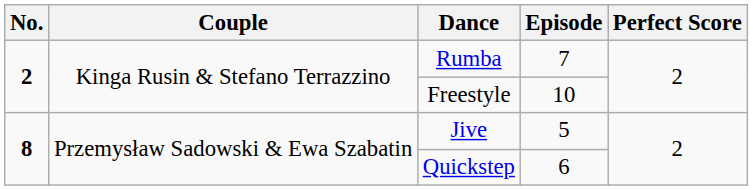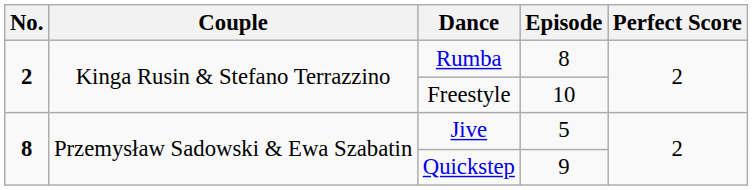(564, 58) 7 -> (564, 58) 8
(564, 166) 6 -> (564, 166) 9
